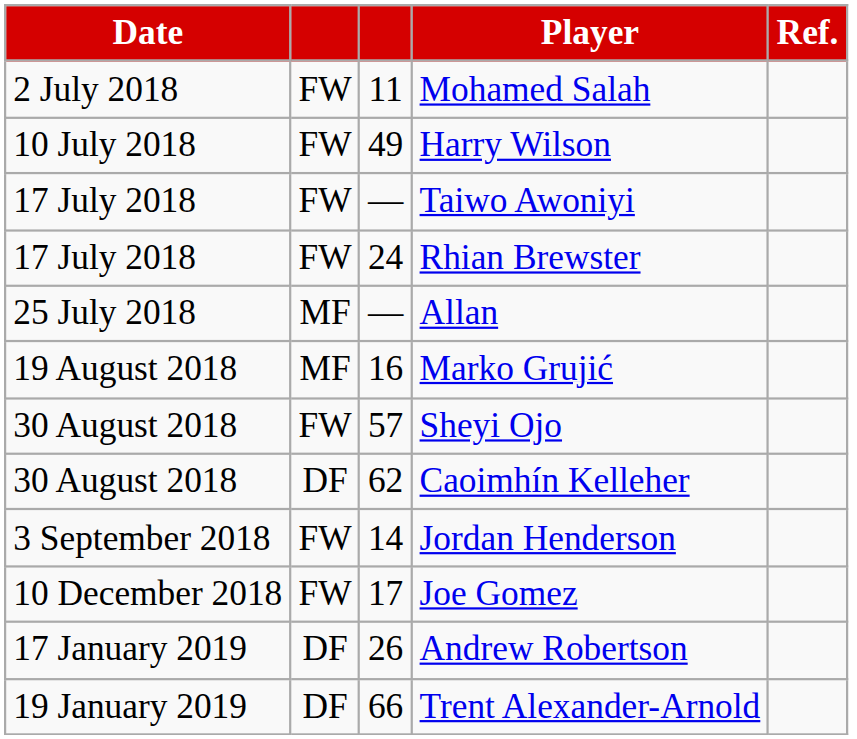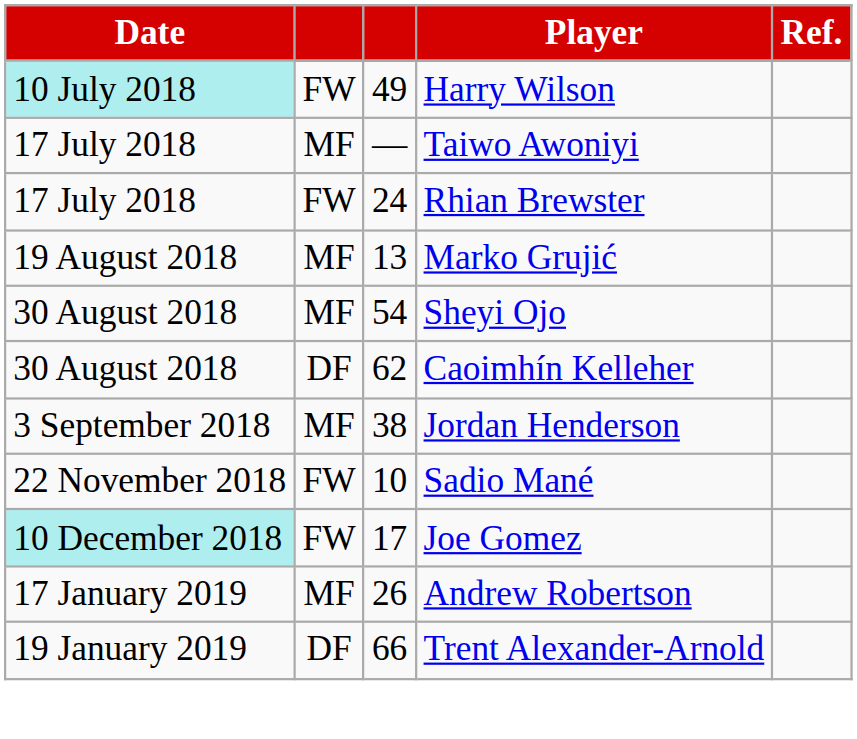- row: (535, 88)
(105, 144) no background -> (105, 88) paleturquoise background
(325, 200) FW -> (329, 144) MF
- row: (459, 312)
(386, 369) 16 -> (390, 256) 13
(325, 425) FW -> (329, 312) MF
(386, 425) 57 -> (390, 312) 54
(325, 537) FW -> (329, 425) MF
(386, 537) 14 -> (390, 425) 38
+ row: (509, 481)
(148, 593) no background -> (148, 537) paleturquoise background
(325, 649) DF -> (329, 593) MF
